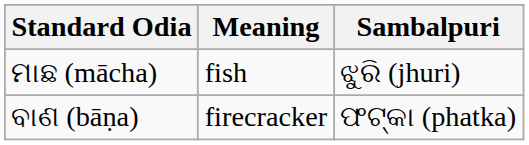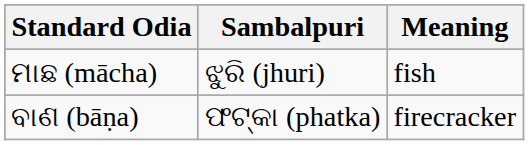columns swapped: (428, 26) <-> (266, 26)
